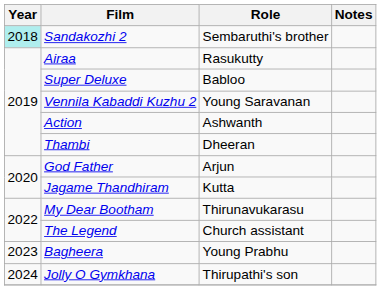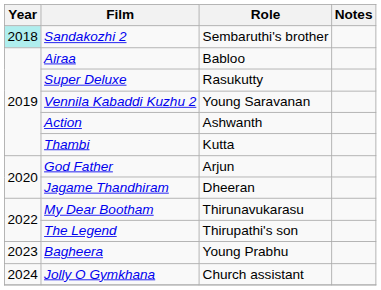(233, 58) Rasukutty -> (224, 58) Babloo
(224, 79) Babloo -> (233, 79) Rasukutty
(229, 144) Dheeran -> (218, 144) Kutta
(218, 187) Kutta -> (229, 187) Dheeran
(253, 230) Church assistant -> (250, 230) Thirupathi's son
(250, 274) Thirupathi's son -> (253, 274) Church assistant
